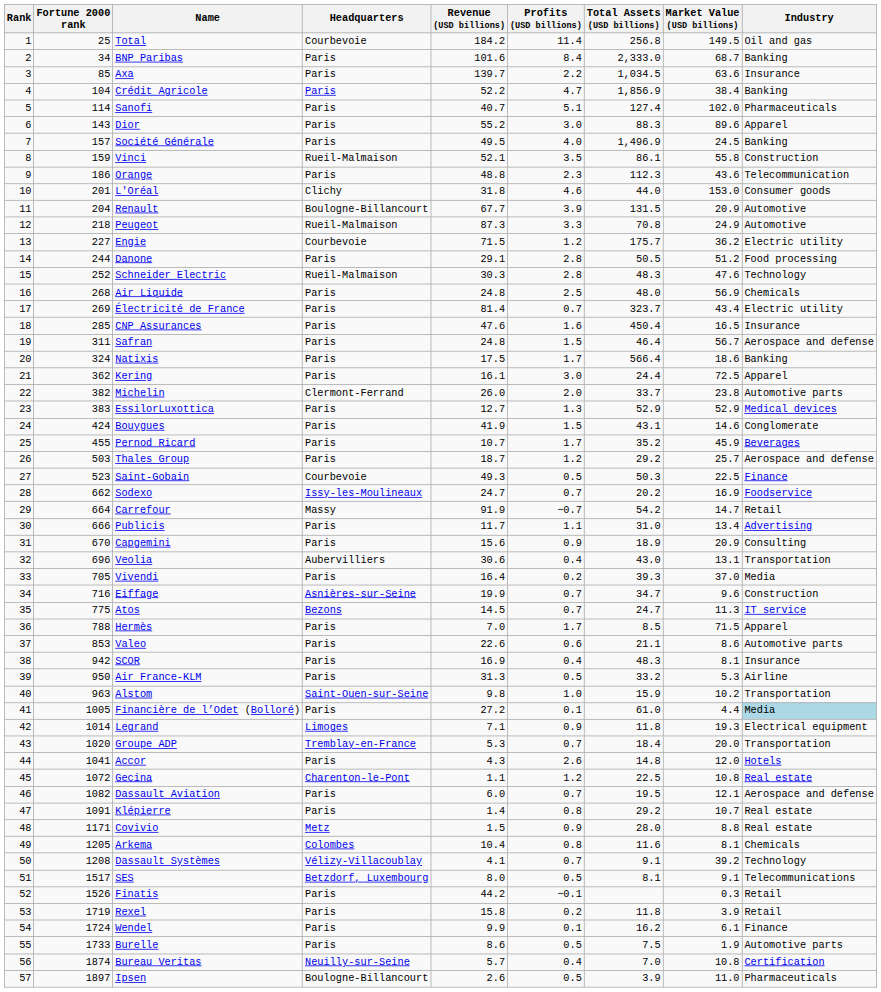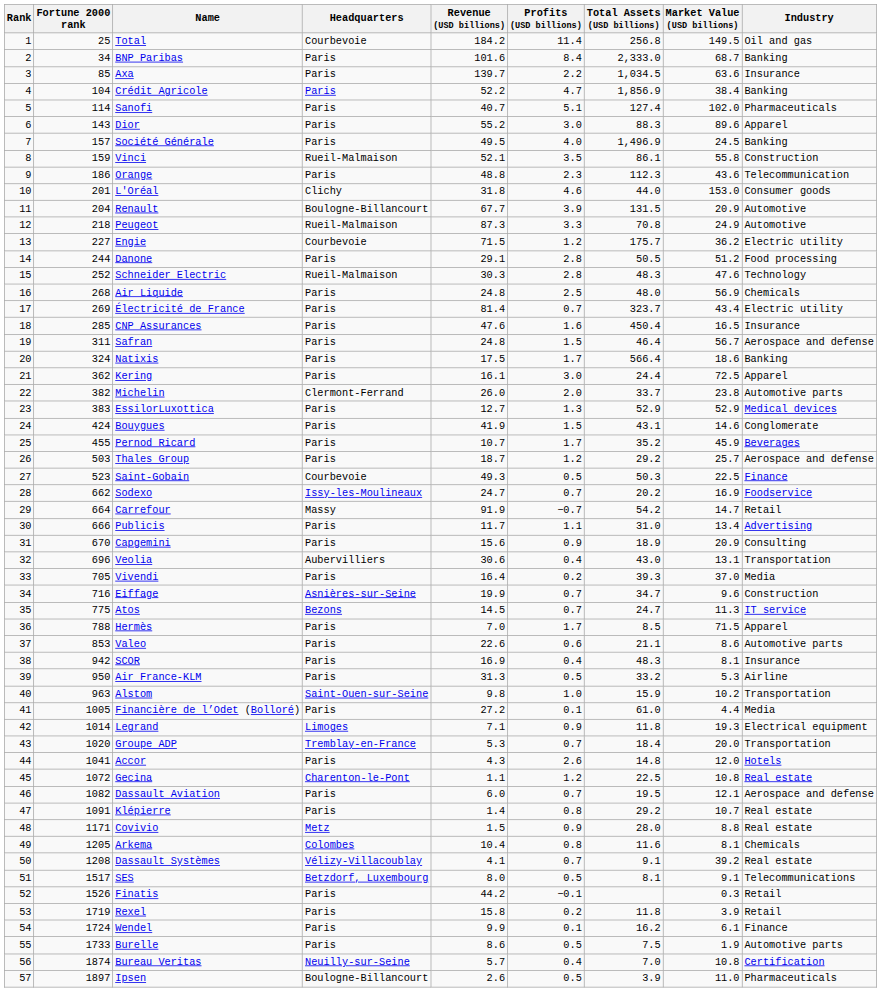(760, 711) lightblue background -> (760, 711) no background
(775, 862) Technology -> (778, 862) Real estate
